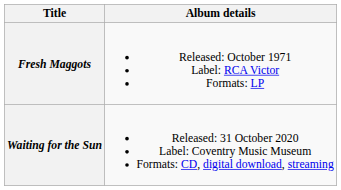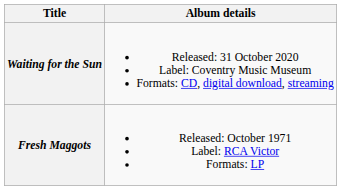rows swapped: (54, 63) <-> (54, 144)
